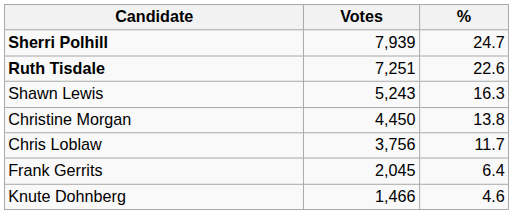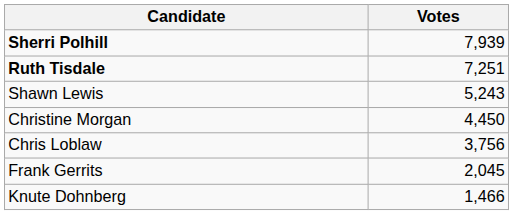- column: (464, 17)
